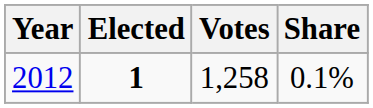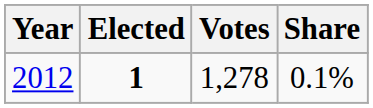(234, 77) 1,258 -> (234, 77) 1,278
